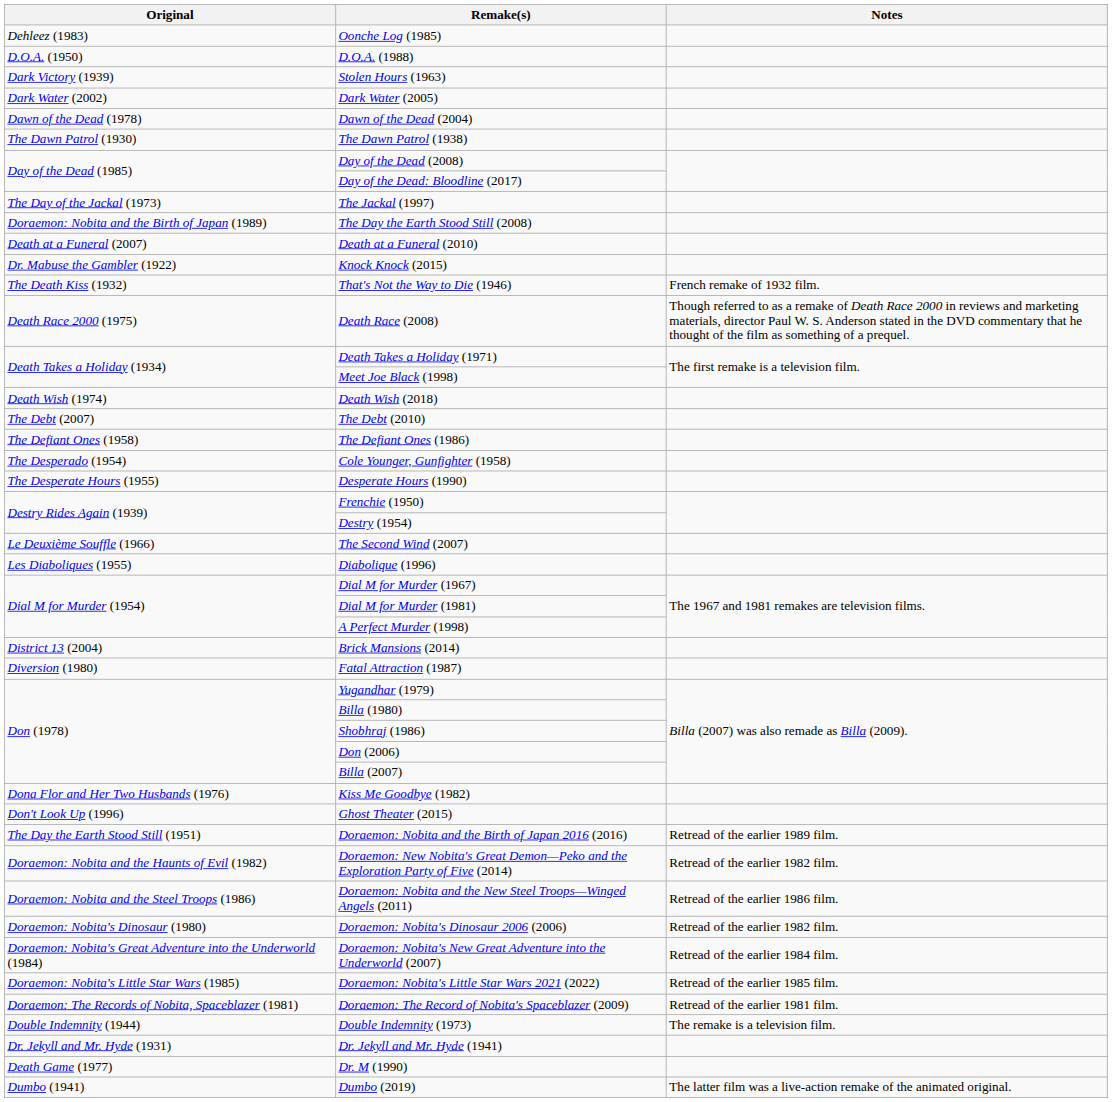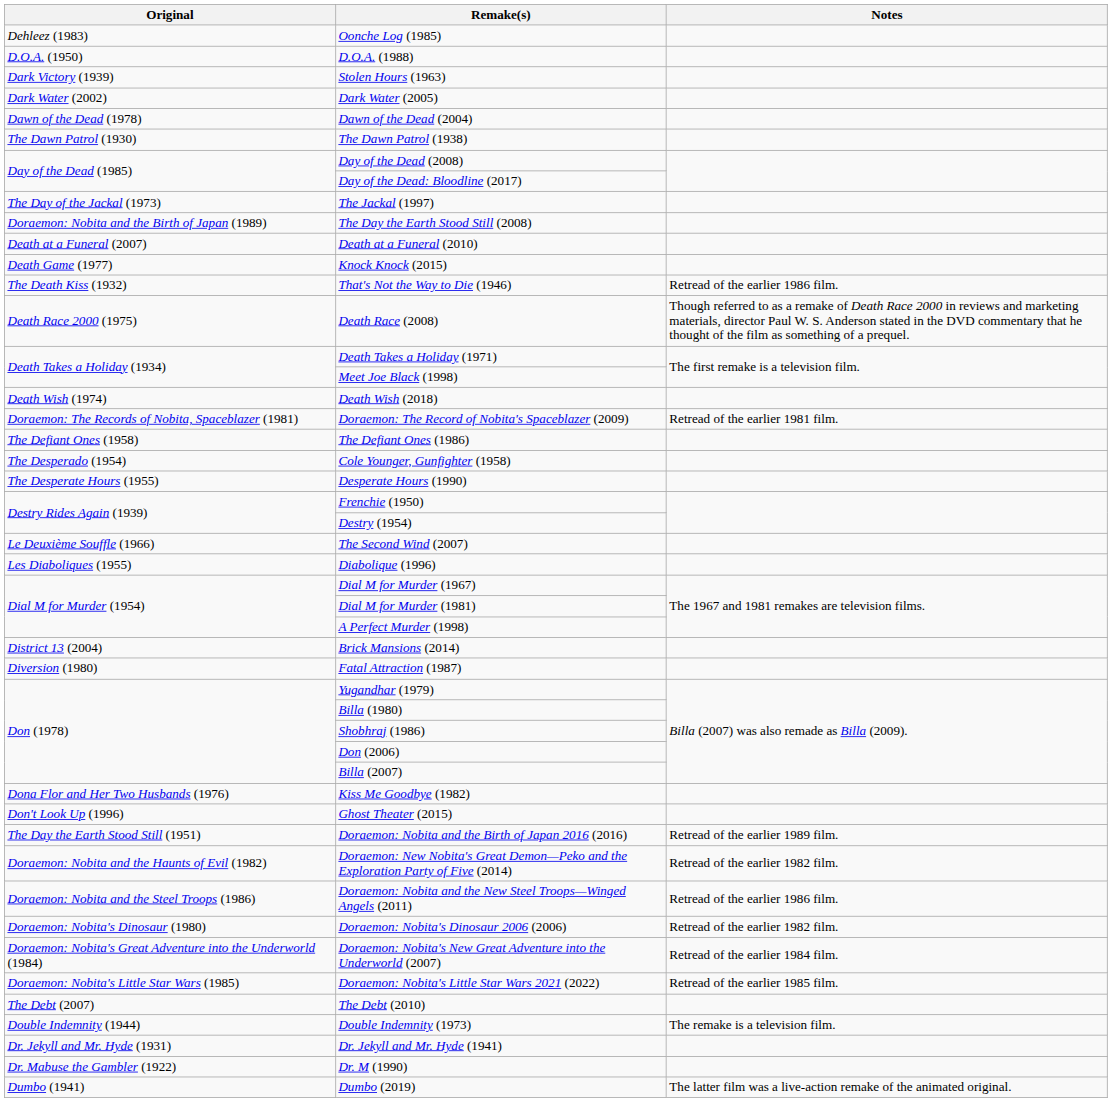(92, 264) Dr. Mabuse the Gambler (1922) -> (60, 264) Death Game (1977)
(745, 285) French remake of 1932 film. -> (754, 285) Retread of the earlier 1986 film.
rows swapped: (382, 418) <-> (483, 1004)
(60, 1066) Death Game (1977) -> (92, 1066) Dr. Mabuse the Gambler (1922)
